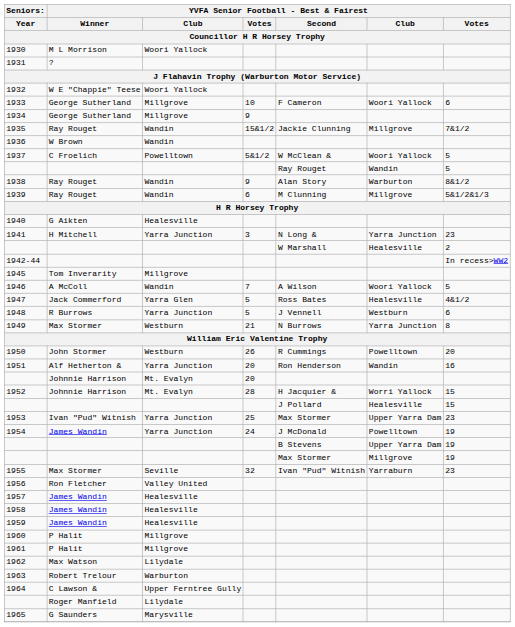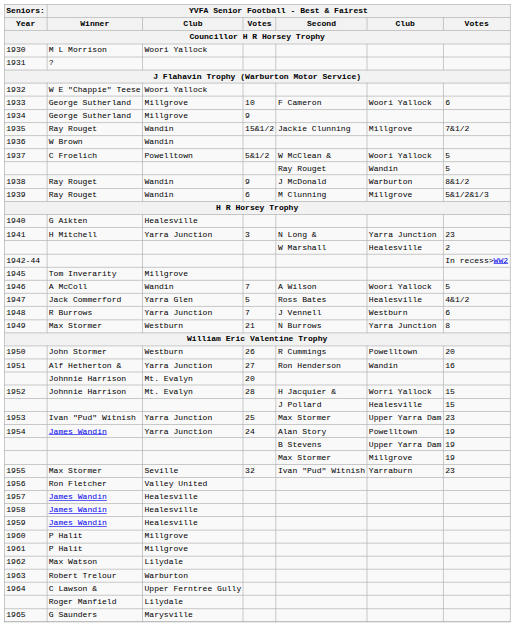(302, 182) Alan Story -> (302, 182) J McDonald
(248, 313) 5 -> (248, 313) 7
(250, 366) 20 -> (250, 366) 27
(302, 431) J McDonald -> (302, 431) Alan Story
